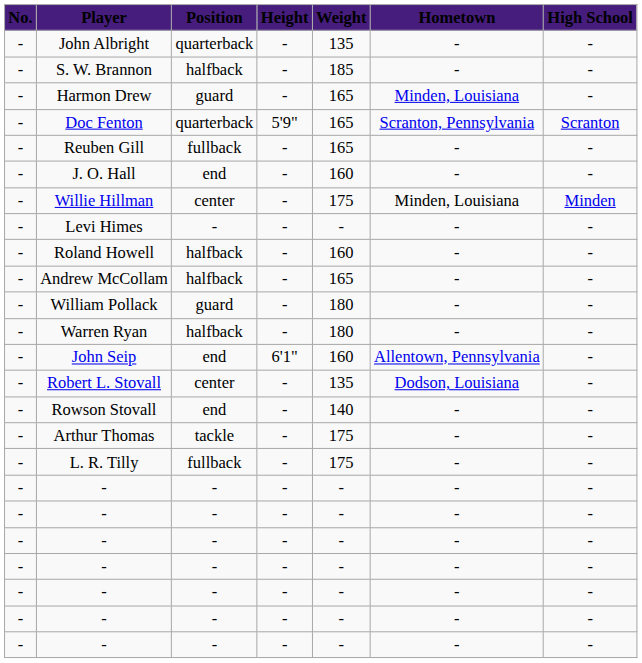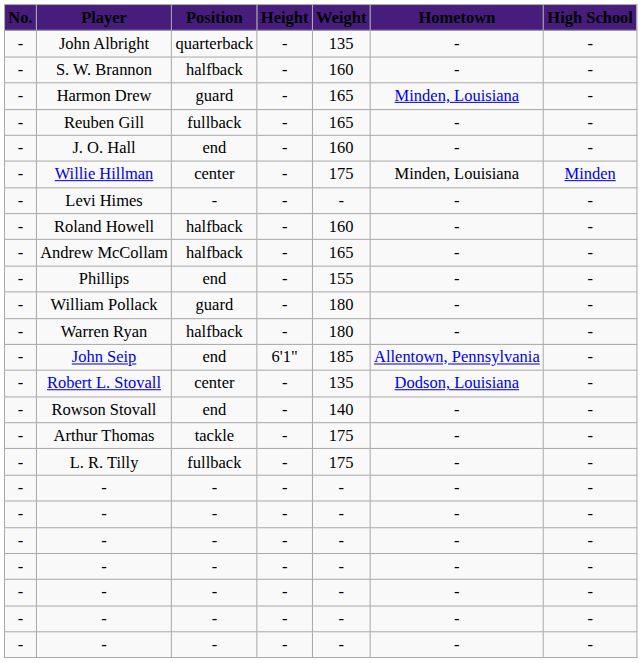(341, 69) 185 -> (341, 69) 160
- row: (104, 122)
+ row: (104, 278)
(341, 357) 160 -> (341, 357) 185
